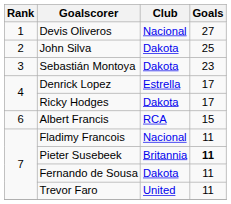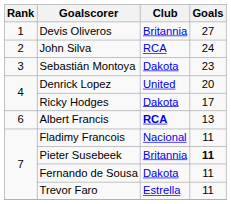(165, 31) Nacional -> (165, 31) Britannia
(161, 48) Dakota -> (155, 48) RCA
(208, 48) 25 -> (208, 48) 24
(162, 84) Estrella -> (159, 84) United
(208, 84) 17 -> (208, 84) 20
(155, 119) normal -> (155, 119) bold
(208, 119) 15 -> (208, 119) 13
(159, 191) United -> (162, 191) Estrella
